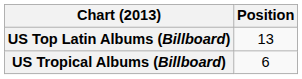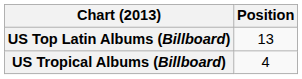(266, 62) 6 -> (266, 62) 4
